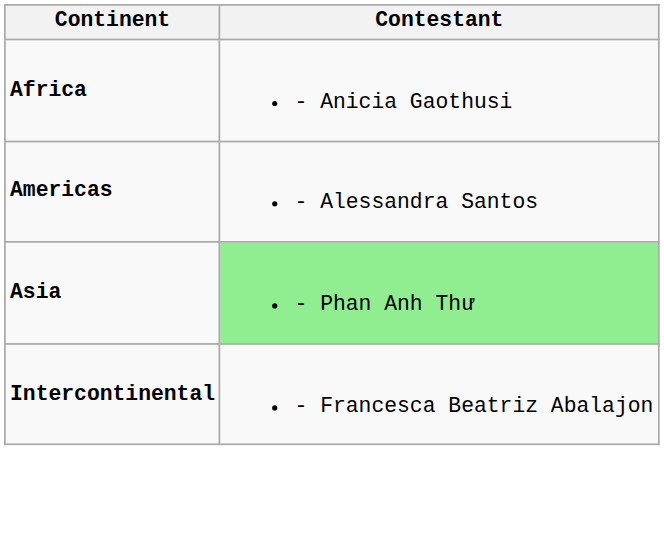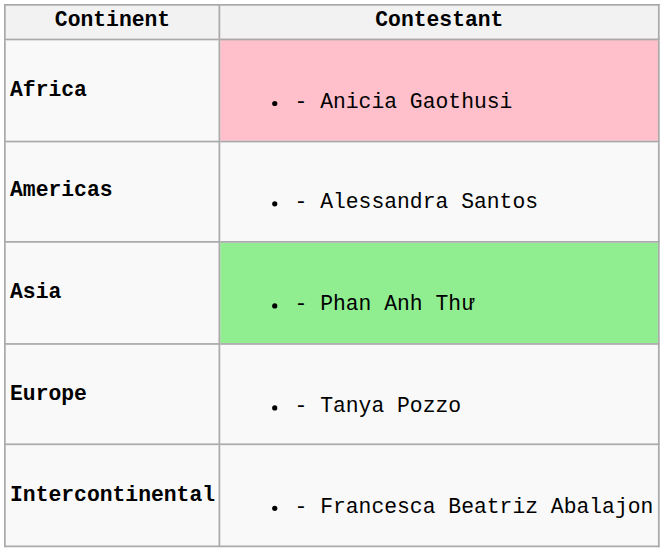(439, 103) no background -> (439, 103) pink background
+ row: (48, 395)
